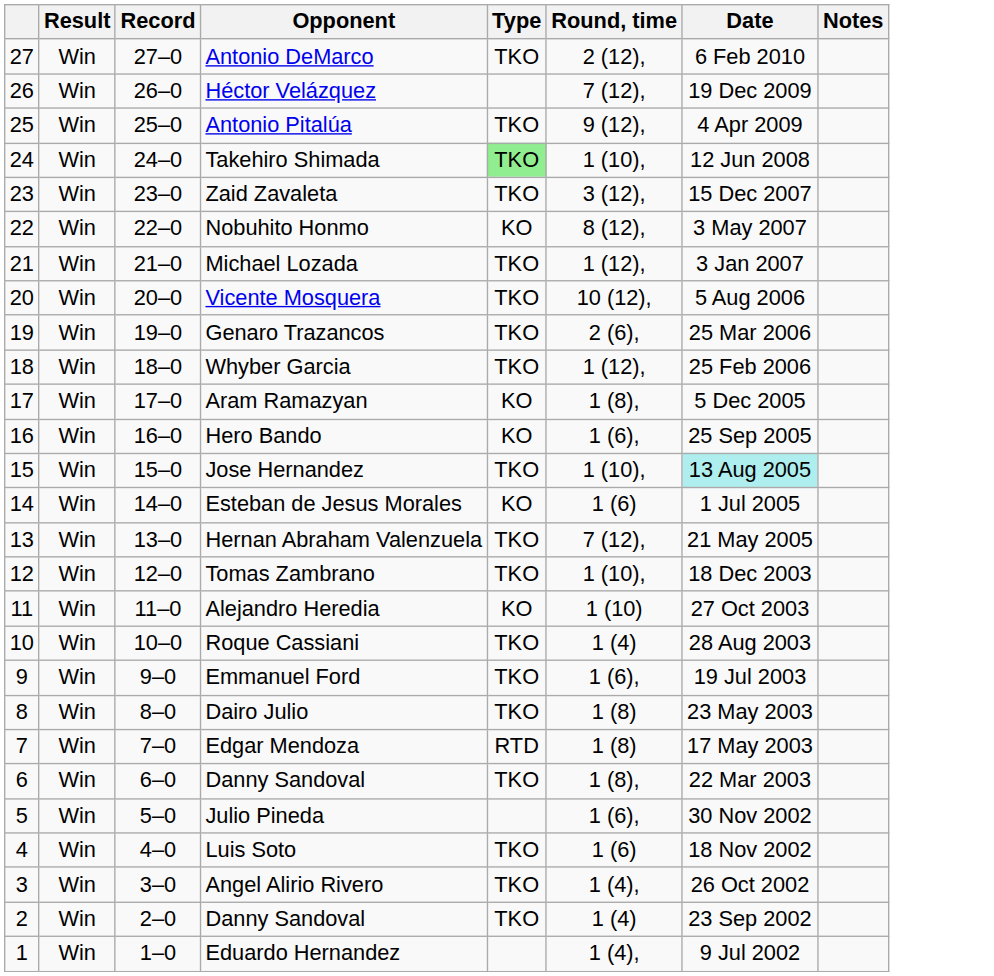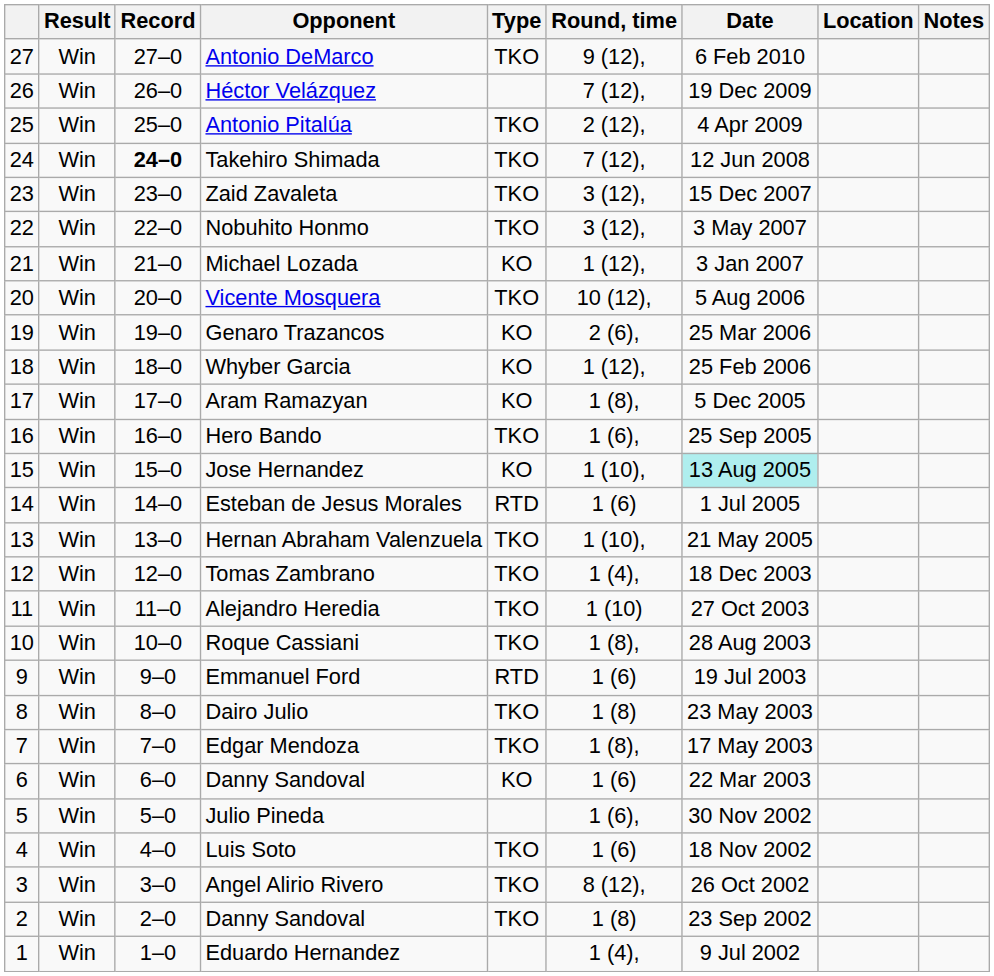+ column: (868, 21)
(614, 56) 2 (12), -> (614, 56) 9 (12),
(614, 125) 9 (12), -> (614, 125) 2 (12),
(158, 159) normal -> (158, 159) bold
(517, 159) lightgreen background -> (517, 159) no background
(614, 159) 1 (10), -> (614, 159) 7 (12),
(517, 228) KO -> (517, 228) TKO
(614, 228) 8 (12), -> (614, 228) 3 (12),
(517, 263) TKO -> (517, 263) KO
(517, 332) TKO -> (517, 332) KO
(517, 366) TKO -> (517, 366) KO
(517, 435) KO -> (517, 435) TKO
(517, 470) TKO -> (517, 470) KO
(517, 504) KO -> (517, 504) RTD
(614, 539) 7 (12), -> (614, 539) 1 (10),
(614, 573) 1 (10), -> (614, 573) 1 (4),
(517, 608) KO -> (517, 608) TKO
(614, 642) 1 (4) -> (614, 642) 1 (8),
(517, 677) TKO -> (517, 677) RTD
(614, 677) 1 (6), -> (614, 677) 1 (6)
(517, 746) RTD -> (517, 746) TKO
(614, 746) 1 (8) -> (614, 746) 1 (8),
(517, 780) TKO -> (517, 780) KO
(614, 780) 1 (8), -> (614, 780) 1 (6)
(614, 884) 1 (4), -> (614, 884) 8 (12),
(614, 919) 1 (4) -> (614, 919) 1 (8)
